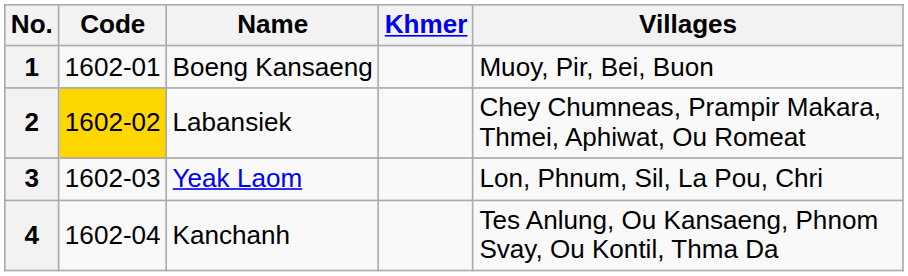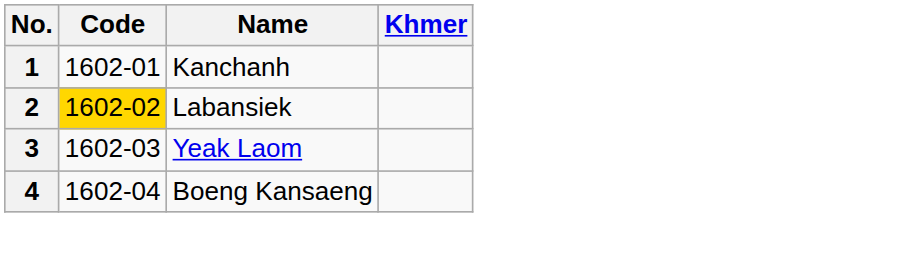- column: (688, 25)
(273, 66) Boeng Kansaeng -> (231, 66) Kanchanh
(231, 234) Kanchanh -> (273, 190) Boeng Kansaeng
